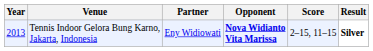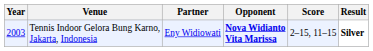(16, 33) 2013 -> (16, 33) 2003
